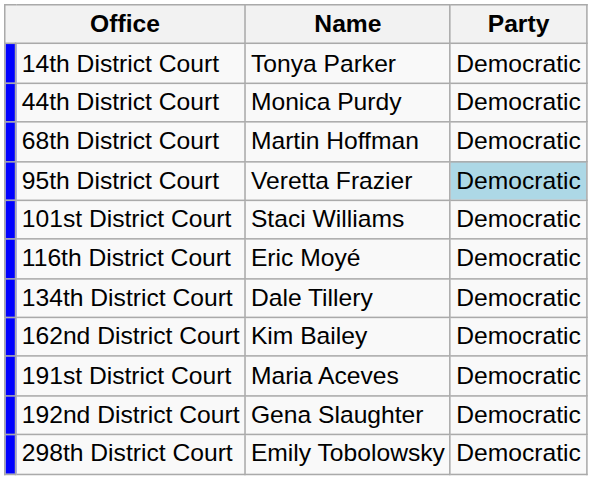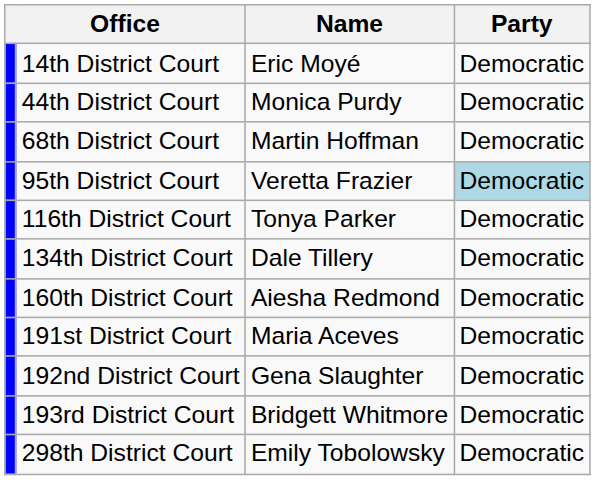(323, 63) Tonya Parker -> (306, 63) Eric Moyé
- row: (127, 219)
(306, 258) Eric Moyé -> (323, 219) Tonya Parker
+ row: (127, 297)
- row: (131, 336)
+ row: (128, 414)
